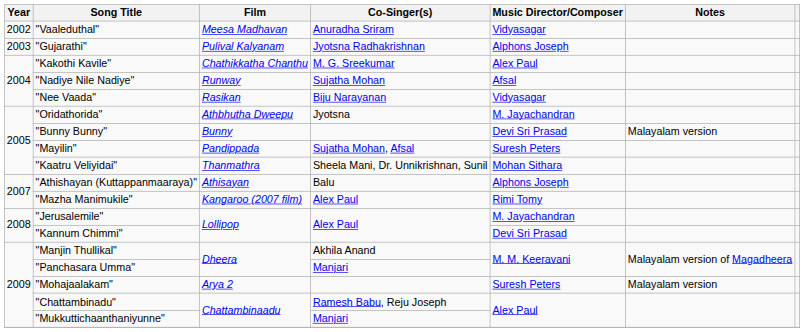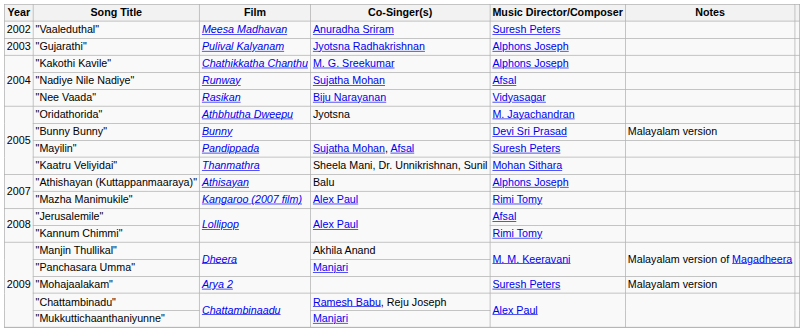(519, 30) Vidyasagar -> (526, 30) Suresh Peters
(515, 64) Alex Paul -> (531, 64) Alphons Joseph
(534, 217) M. Jayachandran -> (504, 217) Afsal
(530, 234) Devi Sri Prasad -> (517, 234) Rimi Tomy
